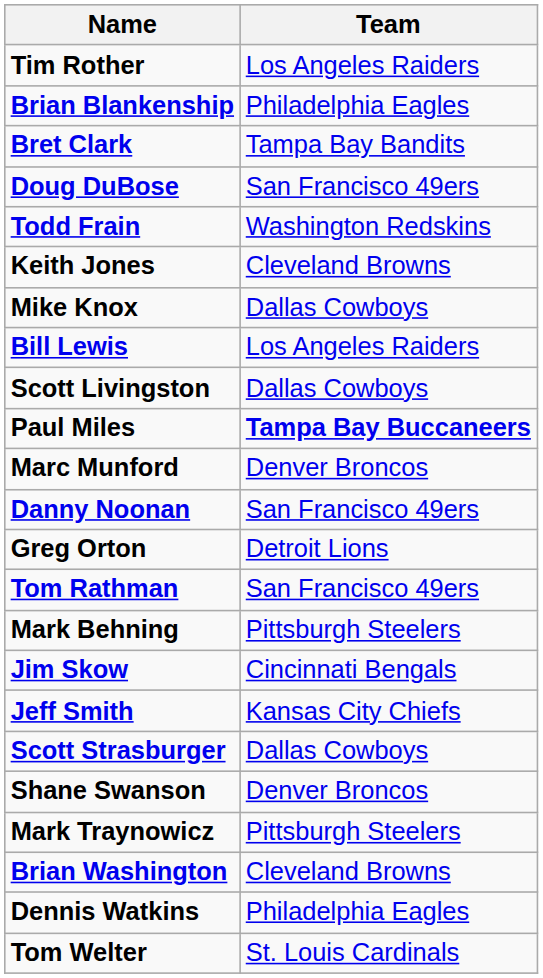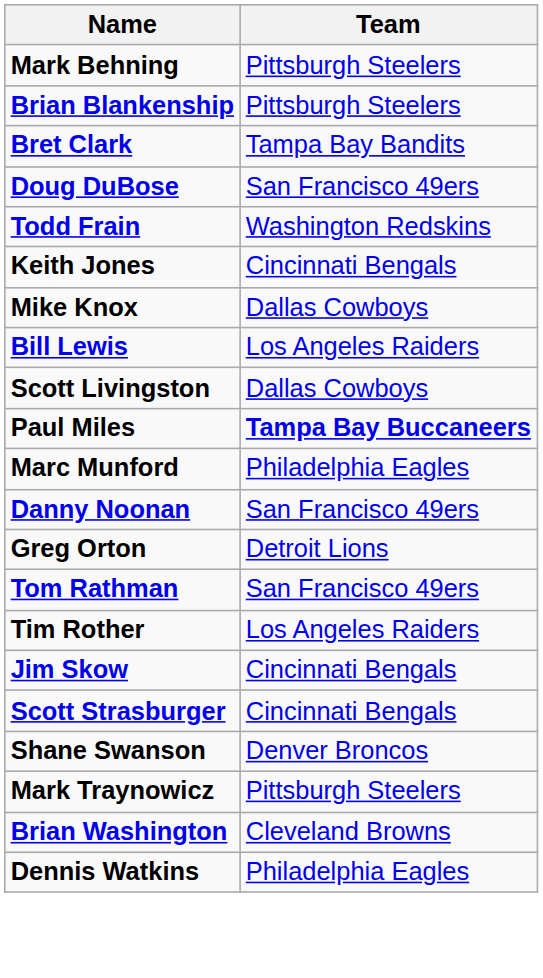rows swapped: (95, 629) <-> (78, 65)
(357, 105) Philadelphia Eagles -> (353, 105) Pittsburgh Steelers
(348, 266) Cleveland Browns -> (351, 266) Cincinnati Bengals
(337, 468) Denver Broncos -> (357, 468) Philadelphia Eagles
- row: (72, 710)
(337, 750) Dallas Cowboys -> (351, 710) Cincinnati Bengals
- row: (79, 952)
